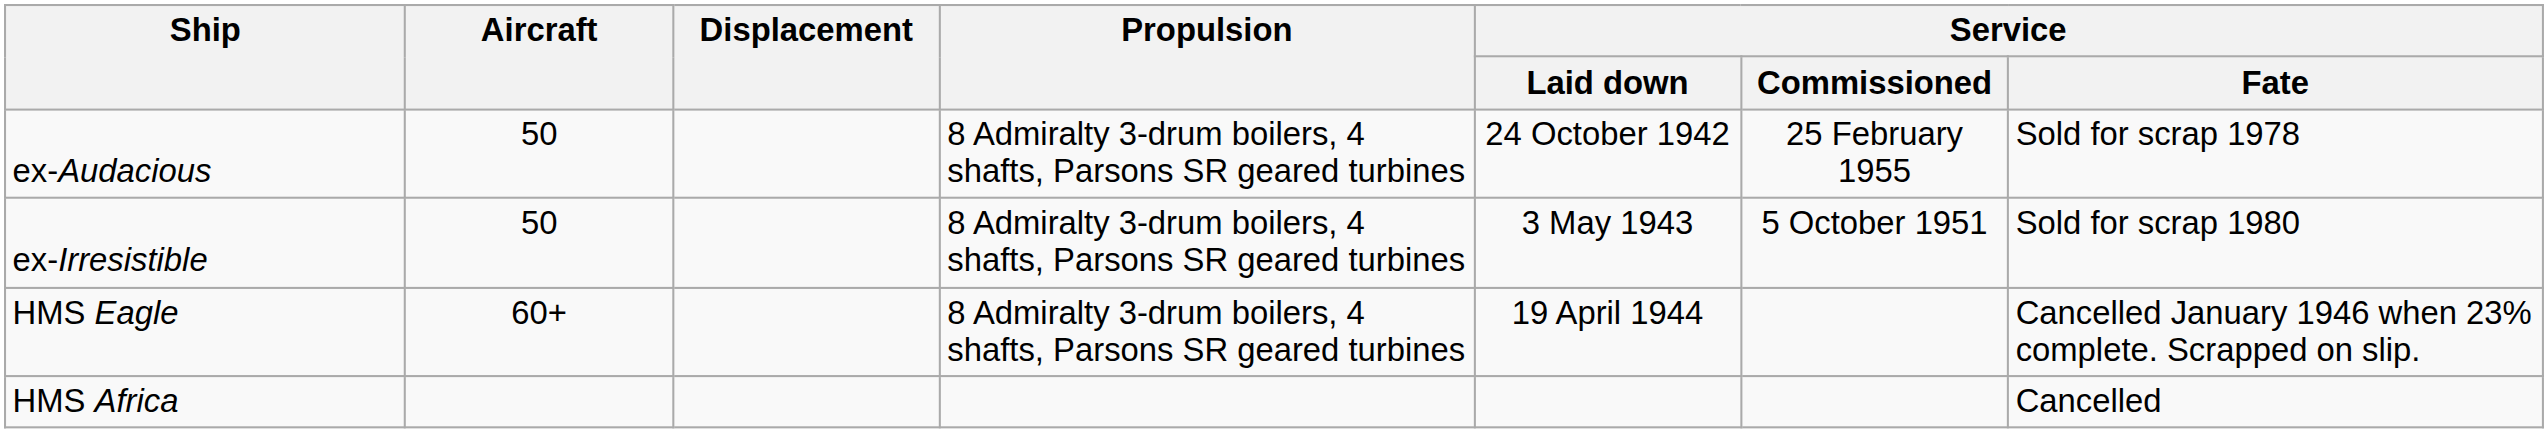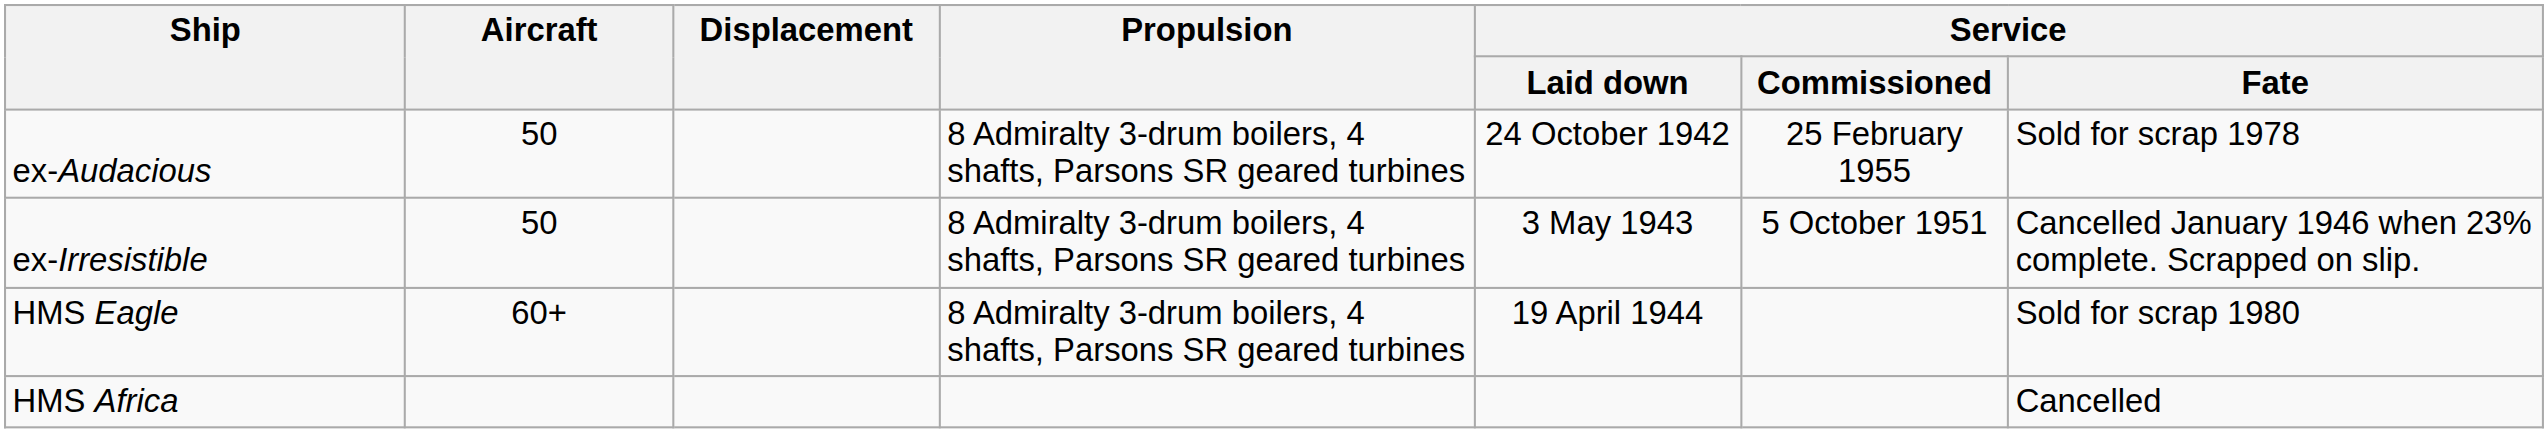(2158, 223) Sold for scrap 1980 -> (2274, 241) Cancelled January 1946 when 23% complete. Scrapped on slip.
(2274, 330) Cancelled January 1946 when 23% complete. Scrapped on slip. -> (2158, 312) Sold for scrap 1980
